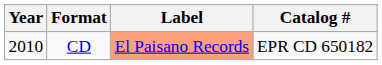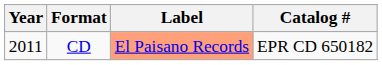(26, 45) 2010 -> (26, 45) 2011
